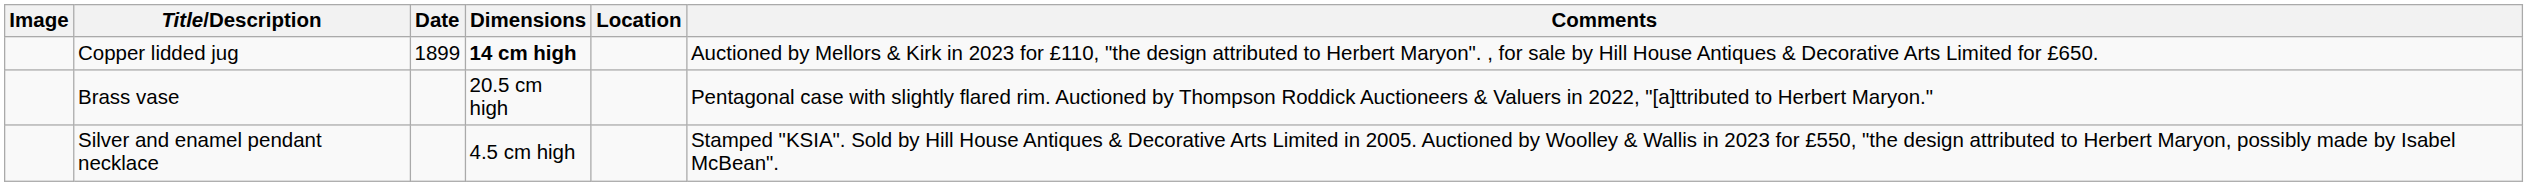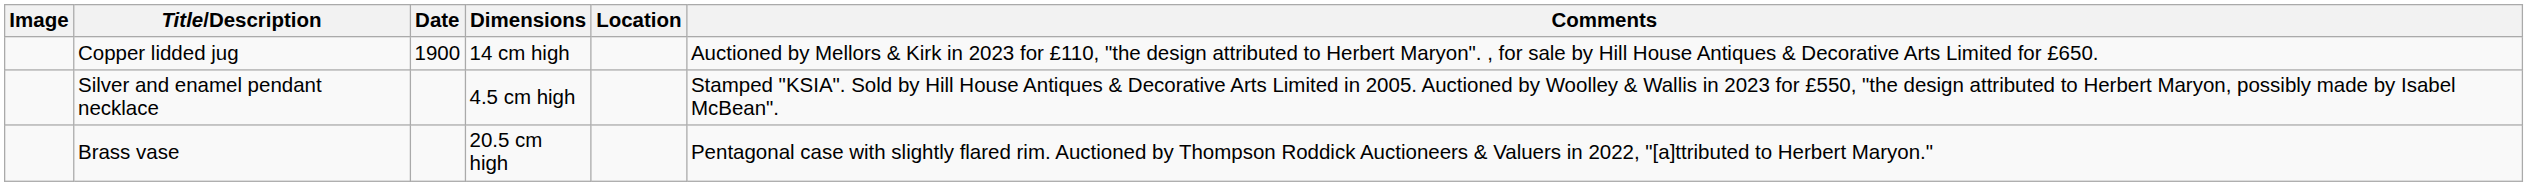(437, 53) 1899 -> (437, 53) 1900
(523, 53) bold -> (520, 53) normal
rows swapped: (200, 152) <-> (129, 97)
